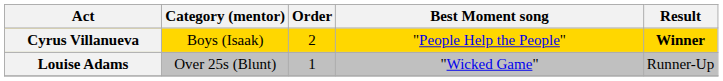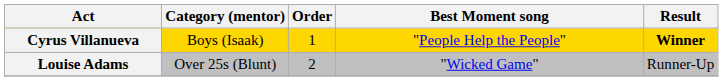(312, 40) 2 -> (312, 40) 1
(312, 64) 1 -> (312, 64) 2
